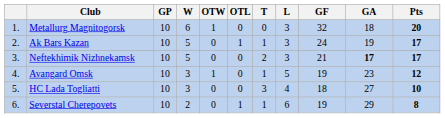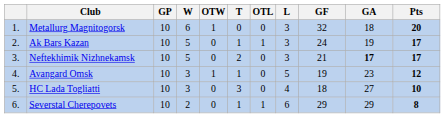columns swapped: (264, 12) <-> (240, 12)
(322, 105) 19 -> (322, 105) 29
